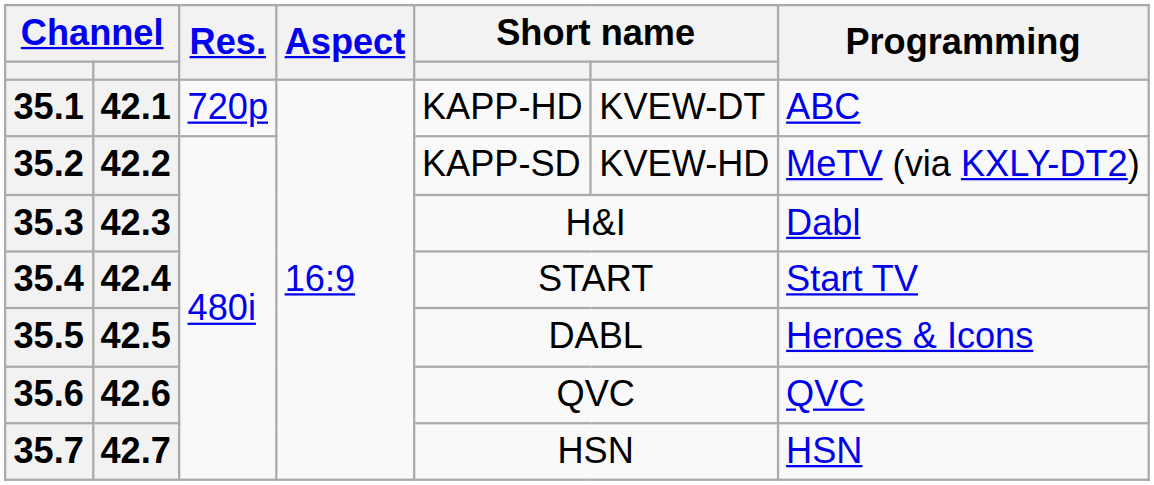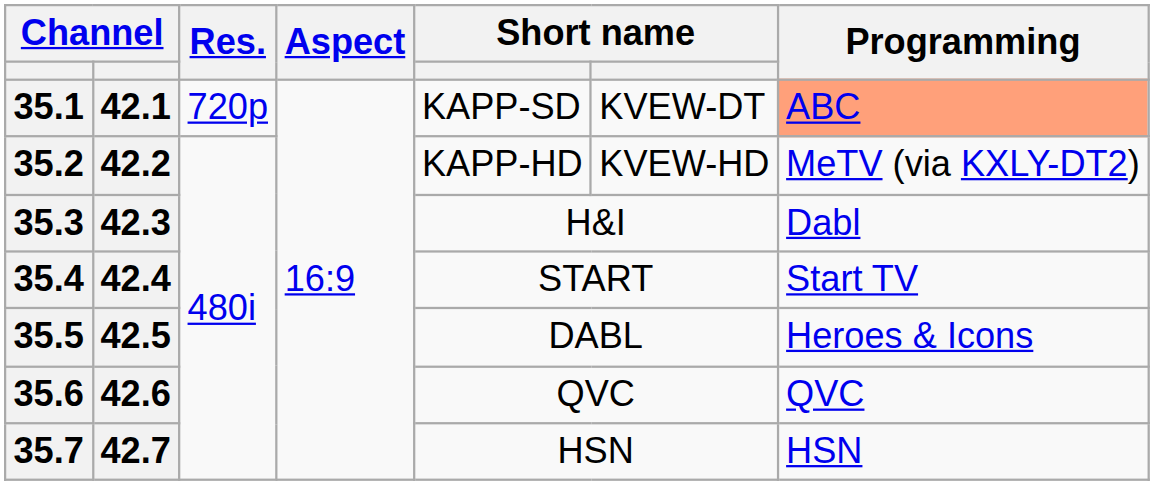(502, 107) KAPP-HD -> (501, 107) KAPP-SD
(823, 107) no background -> (823, 107) lightsalmon background
(501, 164) KAPP-SD -> (502, 164) KAPP-HD
